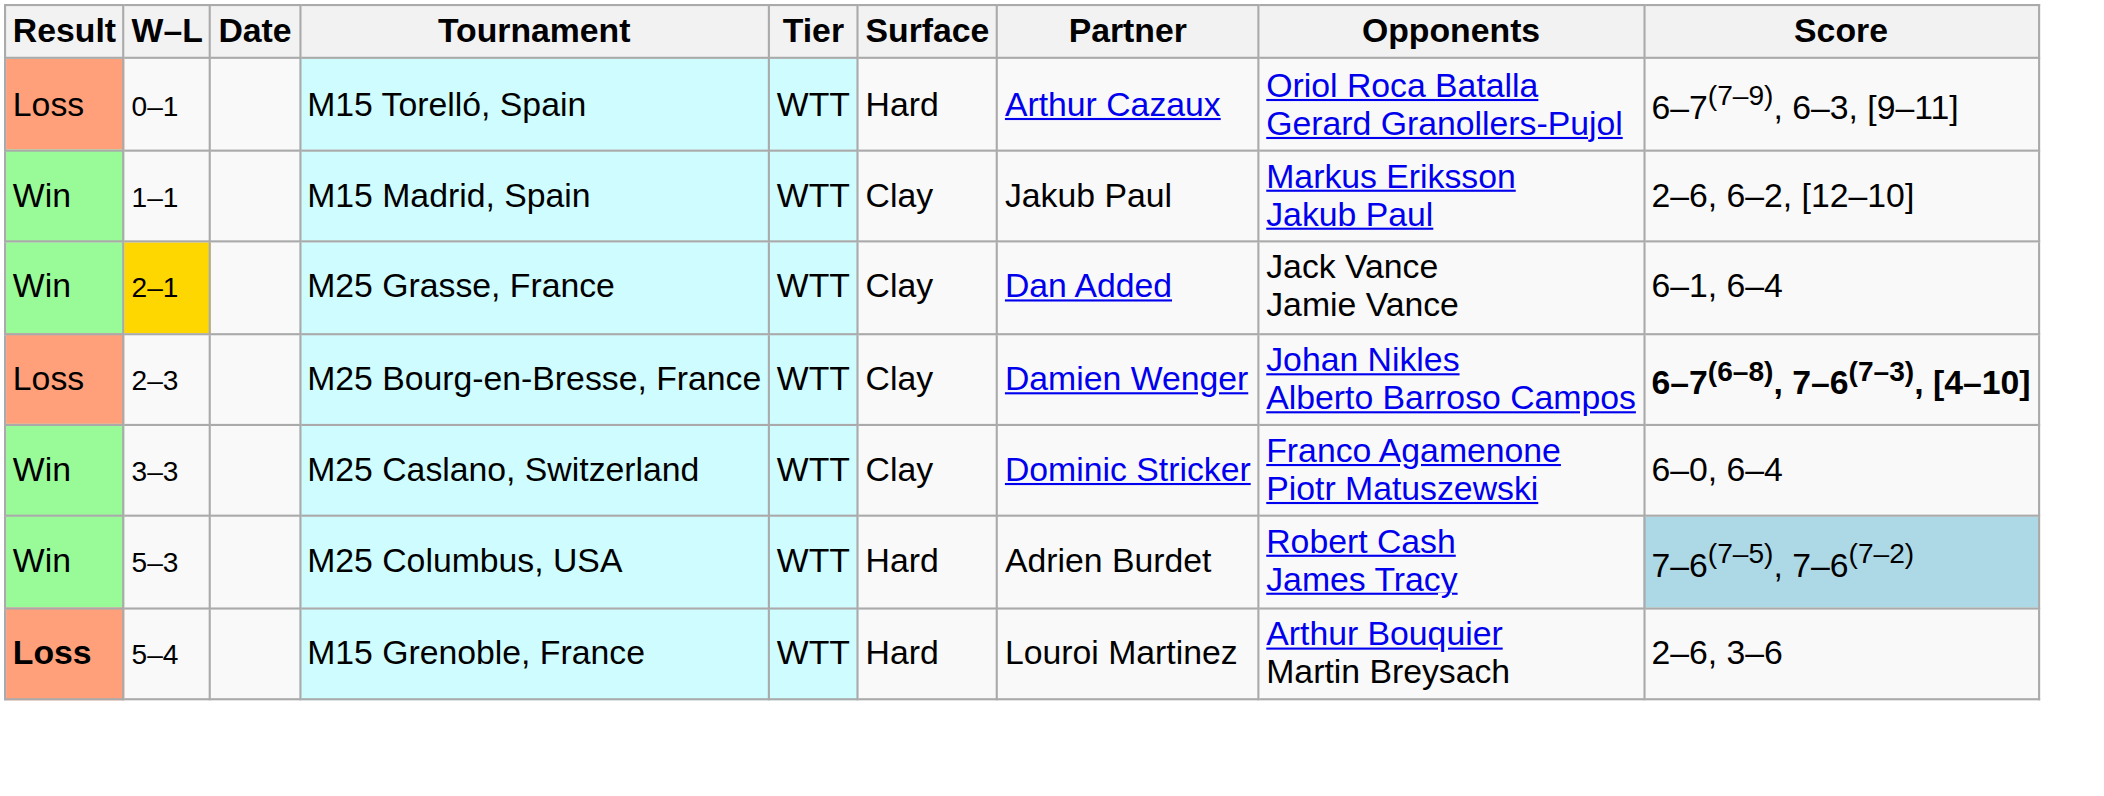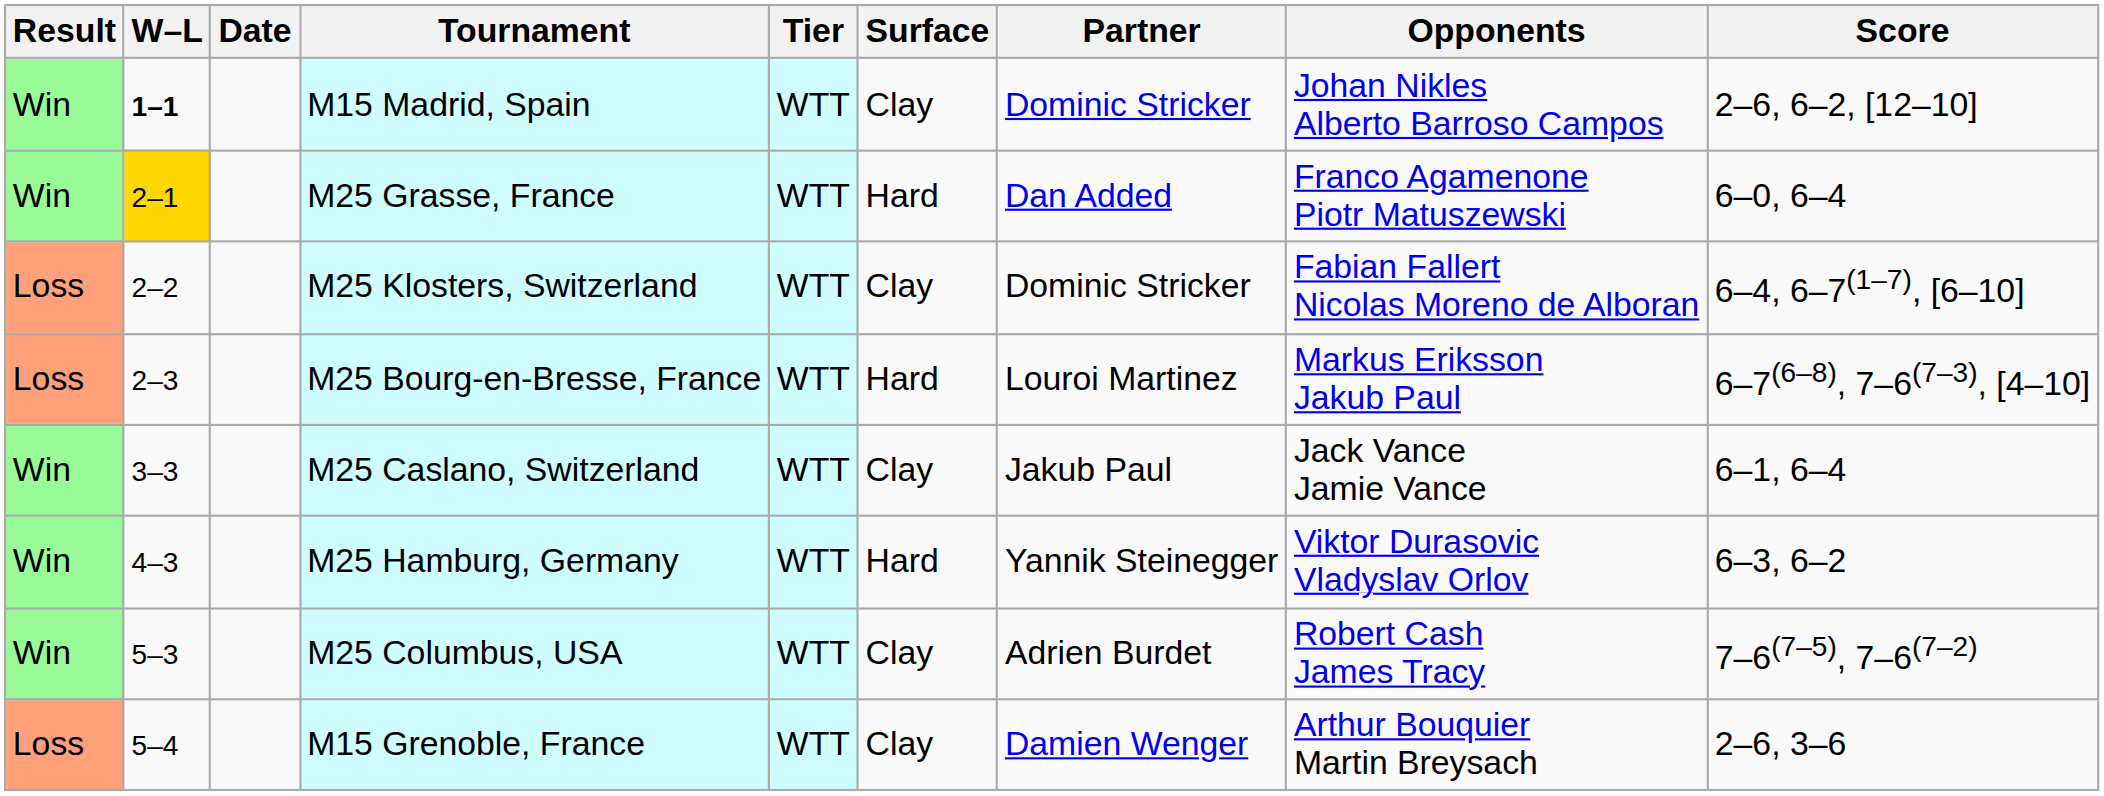- row: (447, 103)
(155, 197) normal -> (155, 103) bold
(1088, 195) Jakub Paul -> (1128, 103) Dominic Stricker
(1391, 195) Markus Eriksson Jakub Paul -> (1479, 103) Johan Nikles Alberto Barroso Campos
(899, 286) Clay -> (902, 195) Hard
(1363, 286) Jack Vance Jamie Vance -> (1441, 195) Franco Agamenone Piotr Matuszewski
(1717, 286) 6–1, 6–4 -> (1781, 195) 6–0, 6–4
+ row: (502, 286)
(899, 378) Clay -> (902, 378) Hard
(1127, 378) Damien Wenger -> (1121, 378) Louroi Martinez
(1451, 378) Johan Nikles Alberto Barroso Campos -> (1419, 378) Markus Eriksson Jakub Paul
(1841, 378) bold -> (1903, 378) normal
(1128, 469) Dominic Stricker -> (1088, 469) Jakub Paul
(1414, 469) Franco Agamenone Piotr Matuszewski -> (1390, 469) Jack Vance Jamie Vance
(1717, 469) 6–0, 6–4 -> (1781, 469) 6–1, 6–4
+ row: (493, 561)
(902, 561) Hard -> (899, 652) Clay
(1783, 561) lightblue background -> (1846, 652) no background
(52, 652) bold -> (48, 744) normal
(902, 652) Hard -> (899, 744) Clay
(1121, 652) Louroi Martinez -> (1127, 744) Damien Wenger
